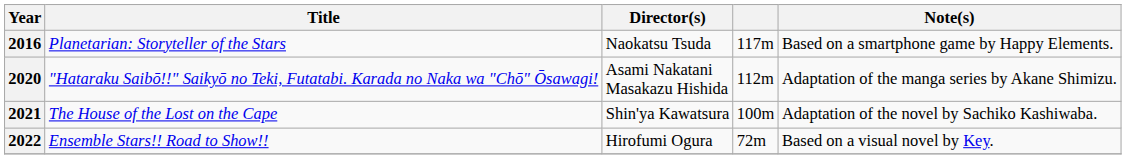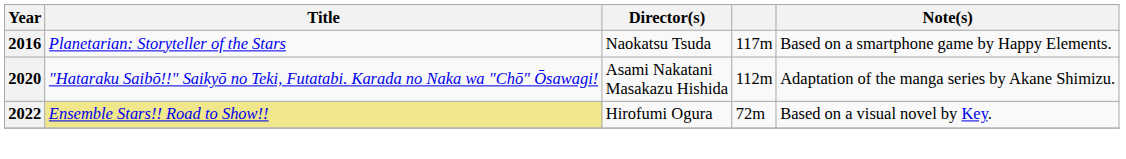- row: (25, 114)
(159, 140) no background -> (159, 114) khaki background
